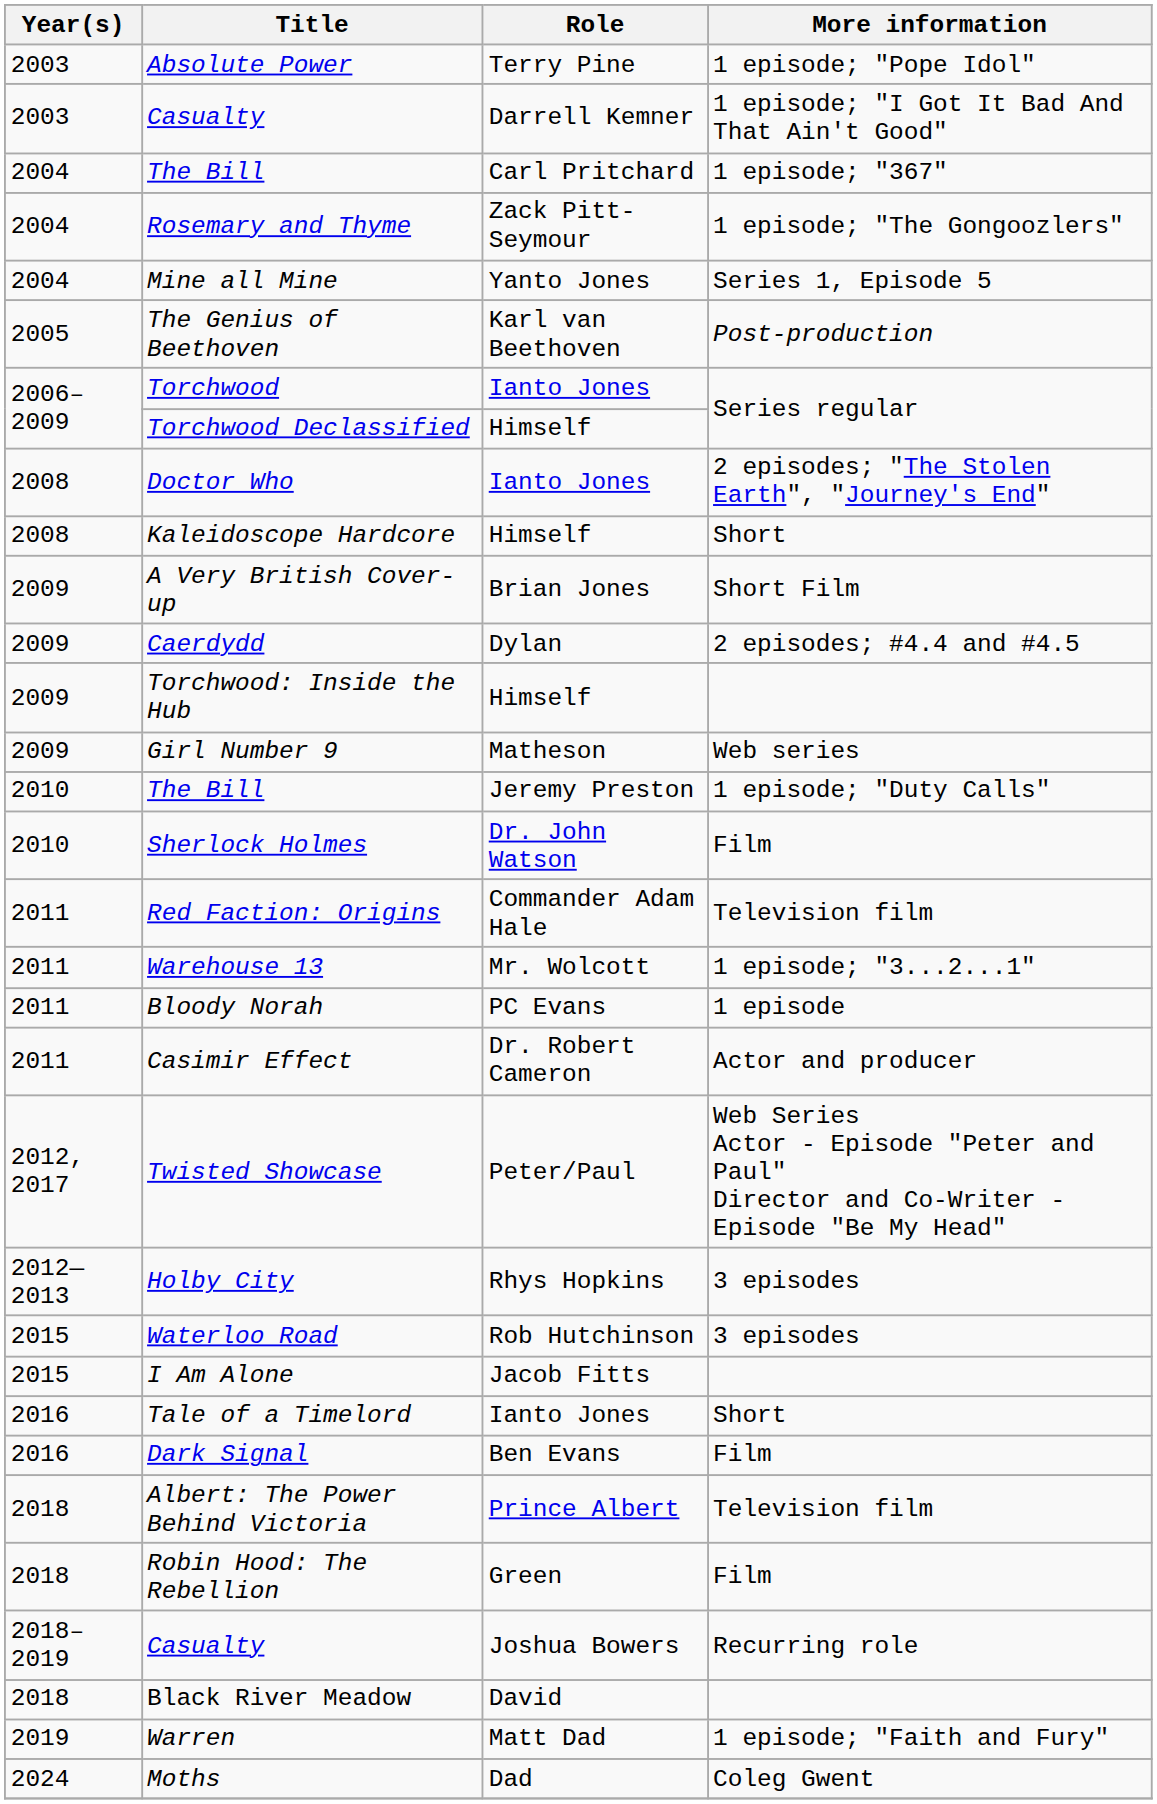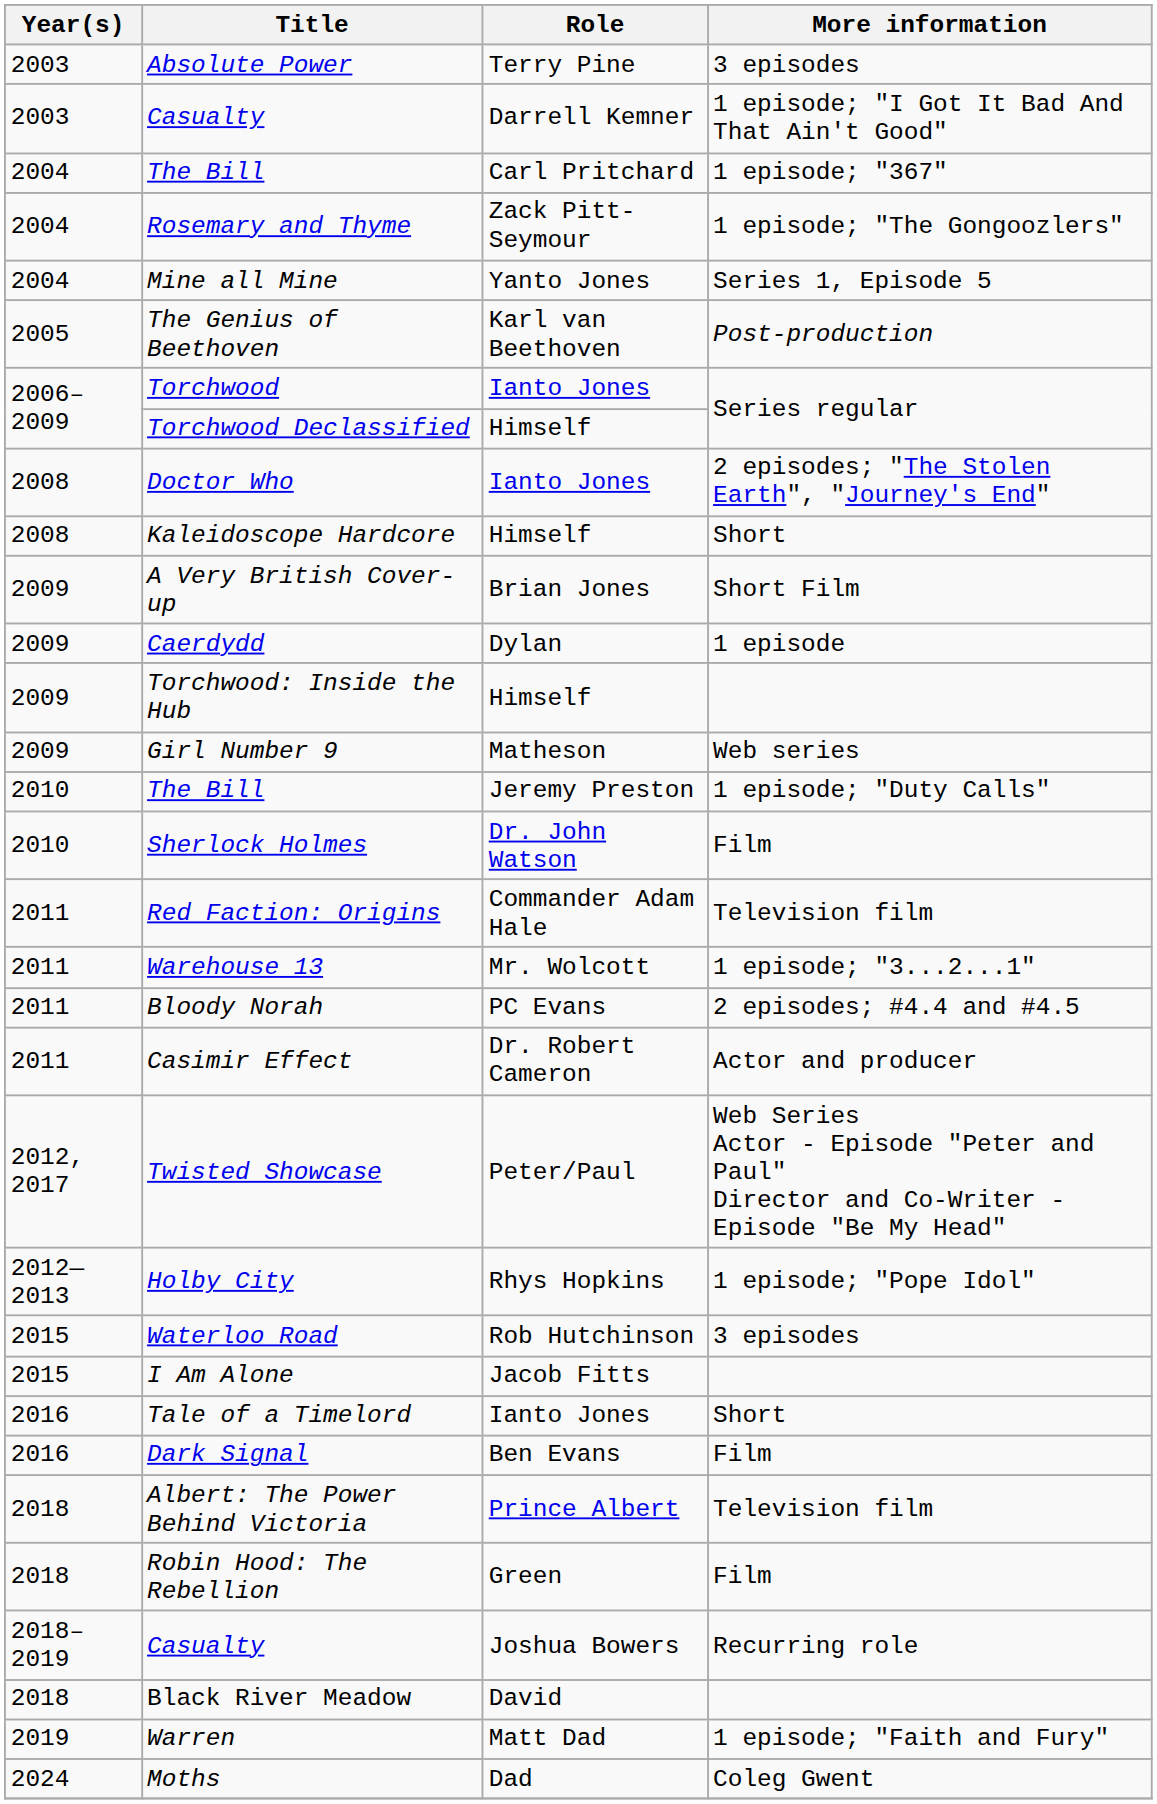(874, 65) 1 episode; "Pope Idol" -> (786, 65) 3 episodes
(896, 644) 2 episodes; #4.4 and #4.5 -> (779, 644) 1 episode
(779, 1007) 1 episode -> (896, 1007) 2 episodes; #4.4 and #4.5
(786, 1282) 3 episodes -> (874, 1282) 1 episode; "Pope Idol"
